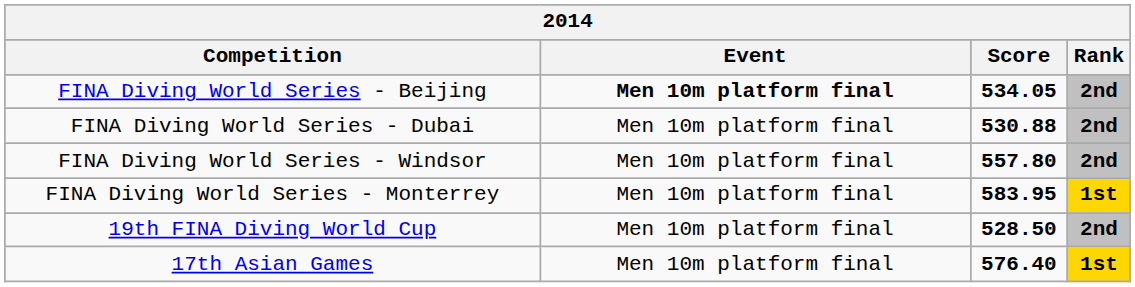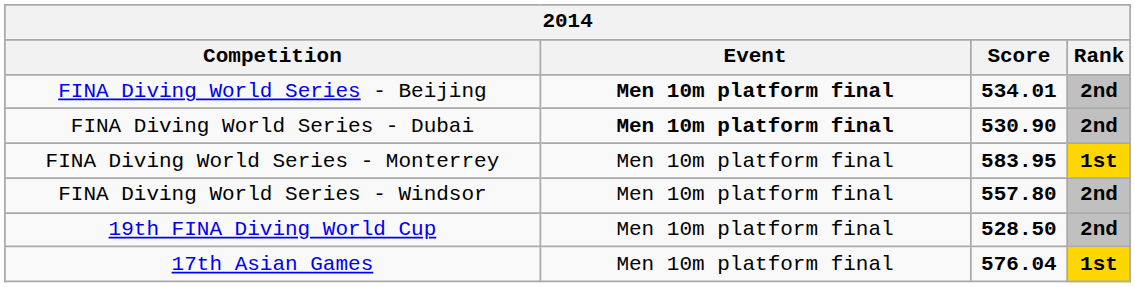(1019, 91) 534.05 -> (1019, 91) 534.01
(755, 126) normal -> (755, 126) bold
(1019, 126) 530.88 -> (1019, 126) 530.90
rows swapped: (272, 161) <-> (272, 195)
(1019, 265) 576.40 -> (1019, 265) 576.04
